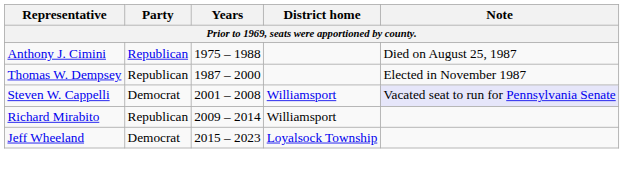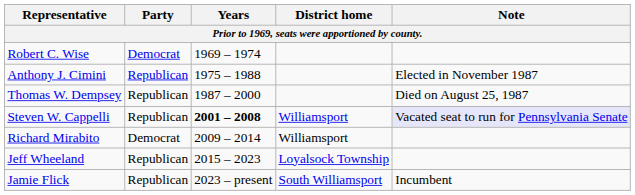+ row: (48, 53)
(450, 53) Died on August 25, 1987 -> (467, 74) Elected in November 1987
(455, 74) Elected in November 1987 -> (462, 95) Died on August 25, 1987
(154, 95) Democrat -> (158, 116) Republican
(227, 95) normal -> (227, 116) bold
(158, 116) Republican -> (154, 137) Democrat
(154, 137) Democrat -> (158, 158) Republican
+ row: (38, 179)
